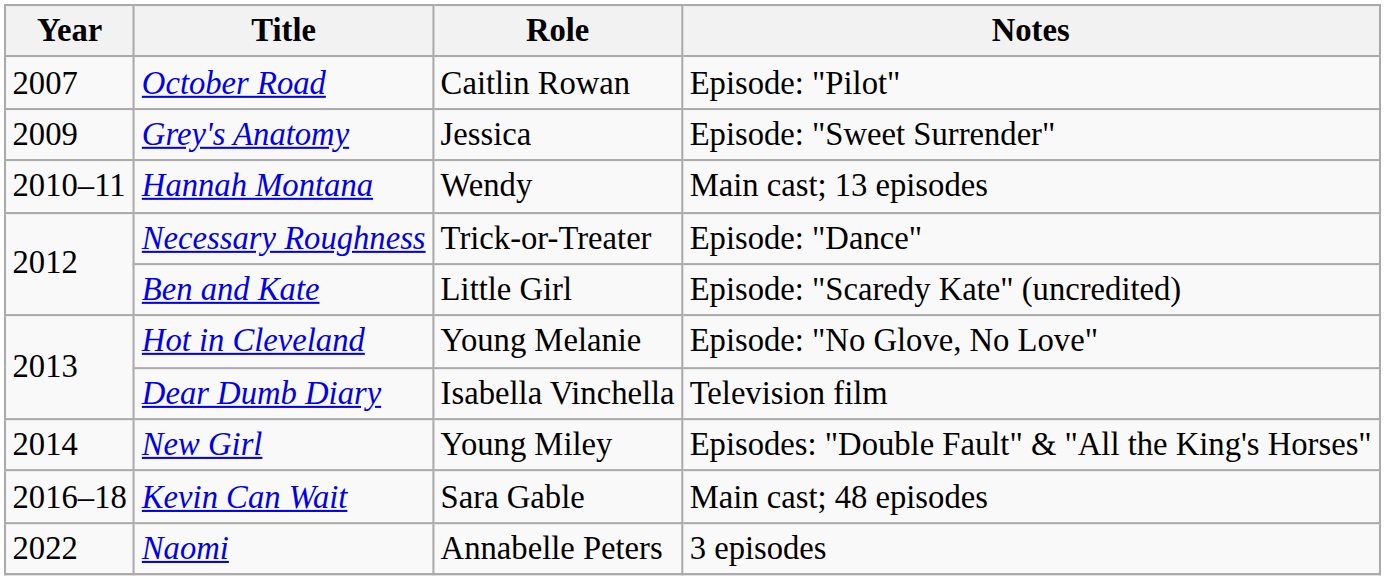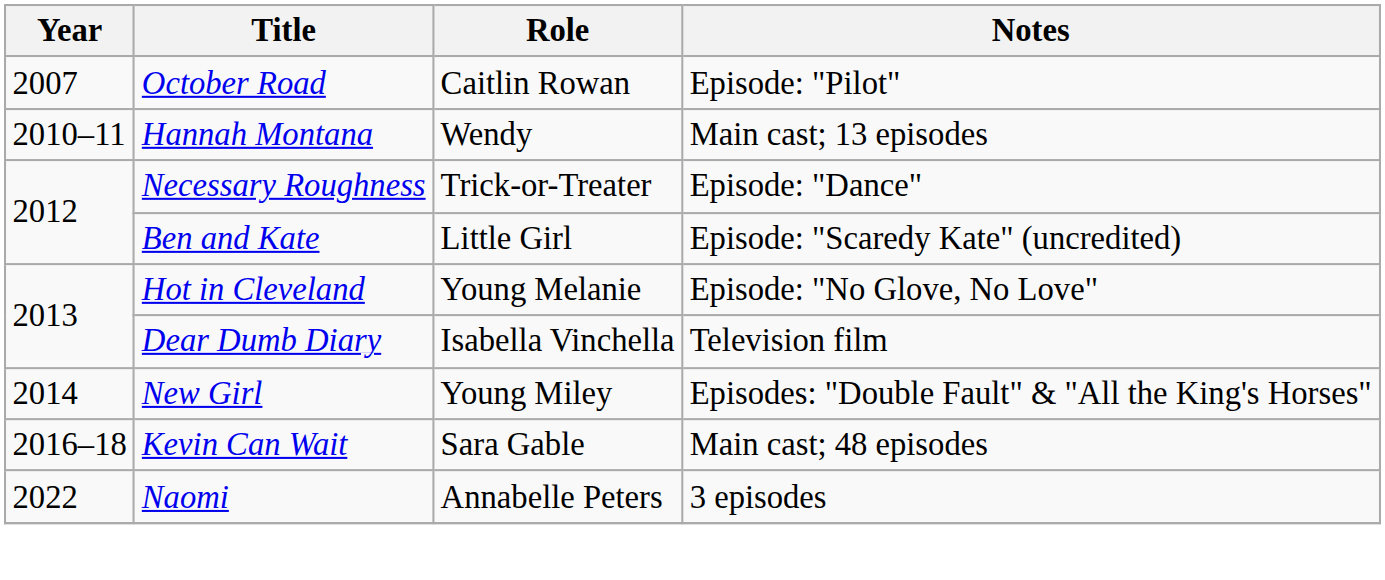- row: (245, 133)
